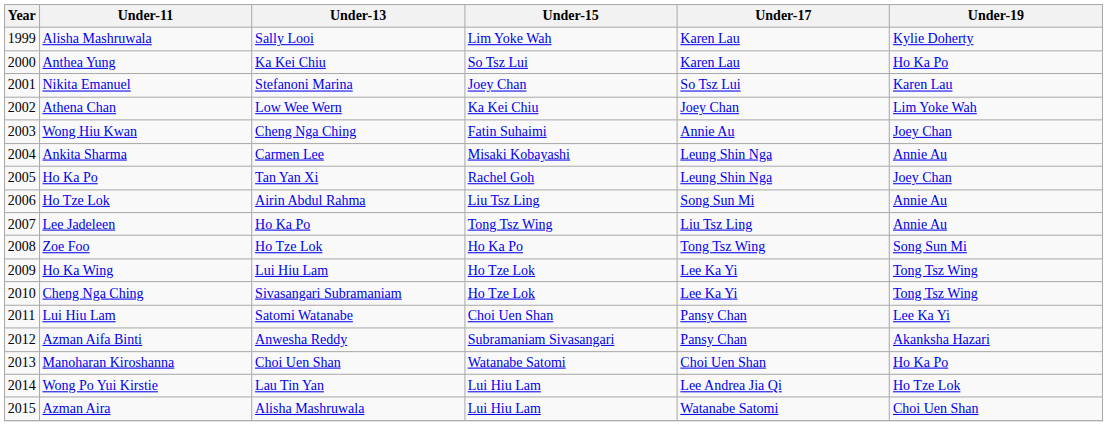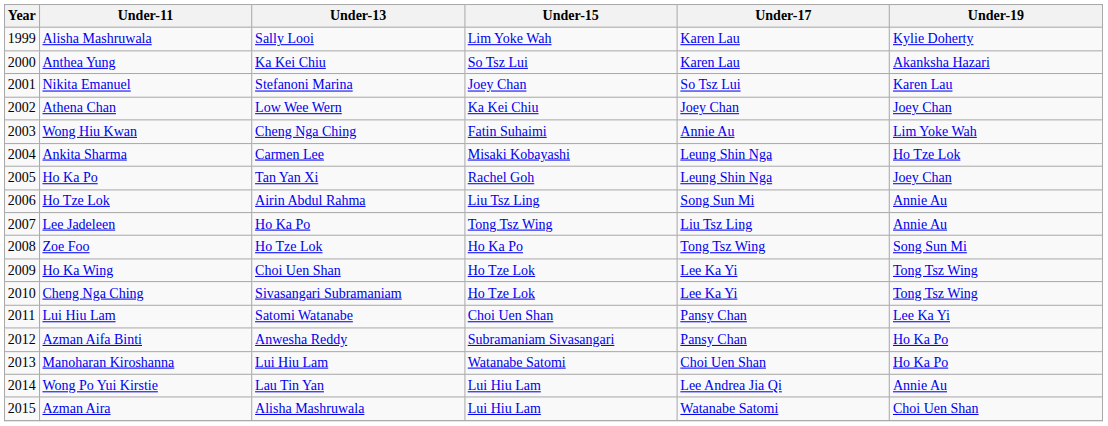(921, 61) Ho Ka Po -> (941, 61) Akanksha Hazari
(935, 108) Lim Yoke Wah -> (922, 108) Joey Chan
(922, 131) Joey Chan -> (935, 131) Lim Yoke Wah
(920, 154) Annie Au -> (927, 154) Ho Tze Lok
(292, 269) Lui Hiu Lam -> (298, 269) Choi Uen Shan
(941, 339) Akanksha Hazari -> (921, 339) Ho Ka Po
(298, 362) Choi Uen Shan -> (292, 362) Lui Hiu Lam
(927, 385) Ho Tze Lok -> (920, 385) Annie Au
